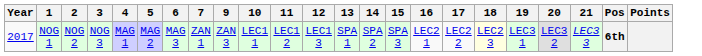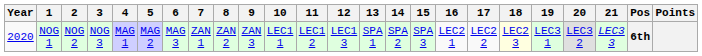+ column: (226, 13)
(20, 37) 2017 -> (20, 37) 2020
